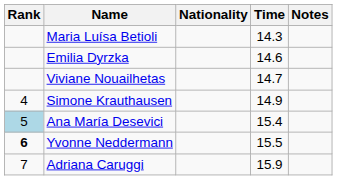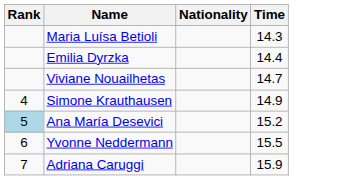- column: (310, 15)
(270, 57) 14.6 -> (270, 57) 14.4
(270, 121) 15.4 -> (270, 121) 15.2
(24, 143) bold -> (24, 143) normal
